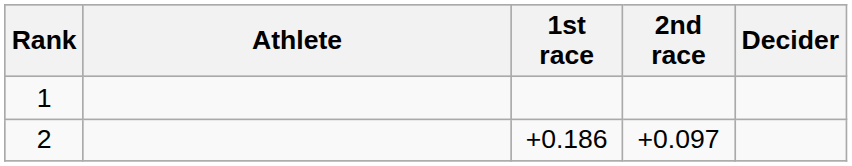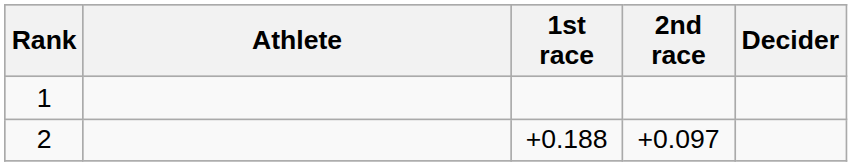(567, 139) +0.186 -> (567, 139) +0.188
